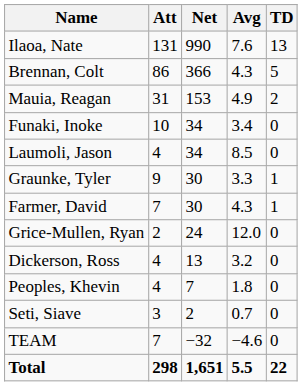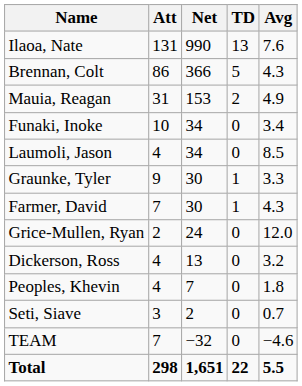columns swapped: (282, 17) <-> (247, 17)
